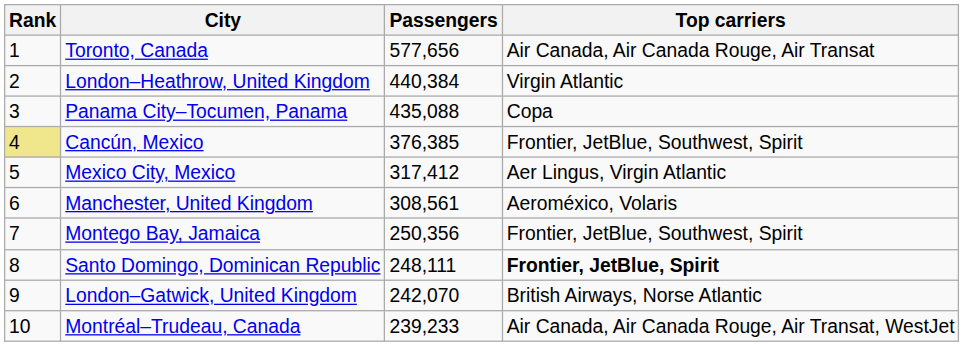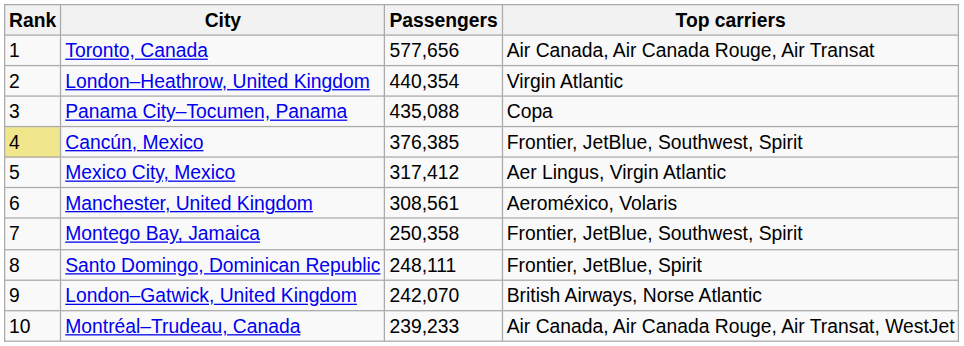(424, 81) 440,384 -> (424, 81) 440,354
(424, 234) 250,356 -> (424, 234) 250,358
(613, 265) bold -> (604, 265) normal
